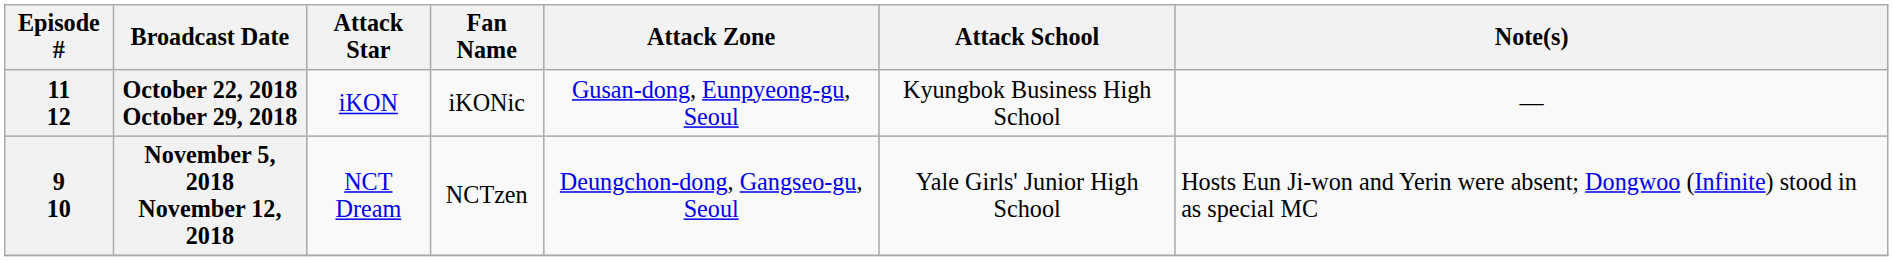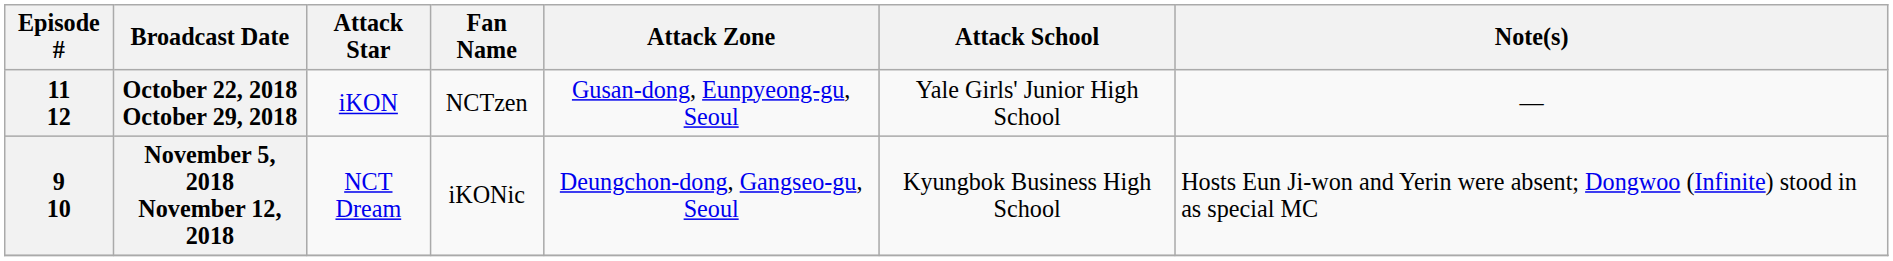(487, 102) iKONic -> (487, 102) NCTzen
(1027, 102) Kyungbok Business High School -> (1027, 102) Yale Girls' Junior High School
(487, 195) NCTzen -> (487, 195) iKONic
(1027, 195) Yale Girls' Junior High School -> (1027, 195) Kyungbok Business High School
